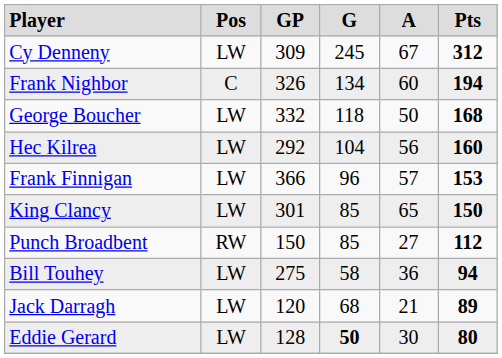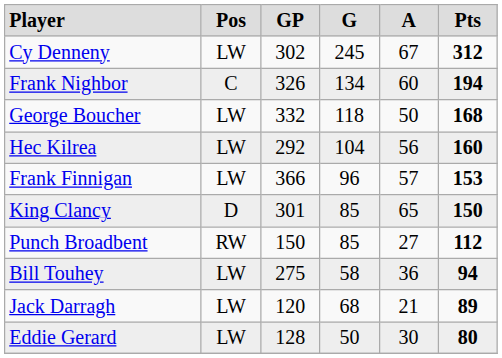(290, 52) 309 -> (290, 52) 302
(231, 210) LW -> (231, 210) D
(349, 337) bold -> (349, 337) normal
